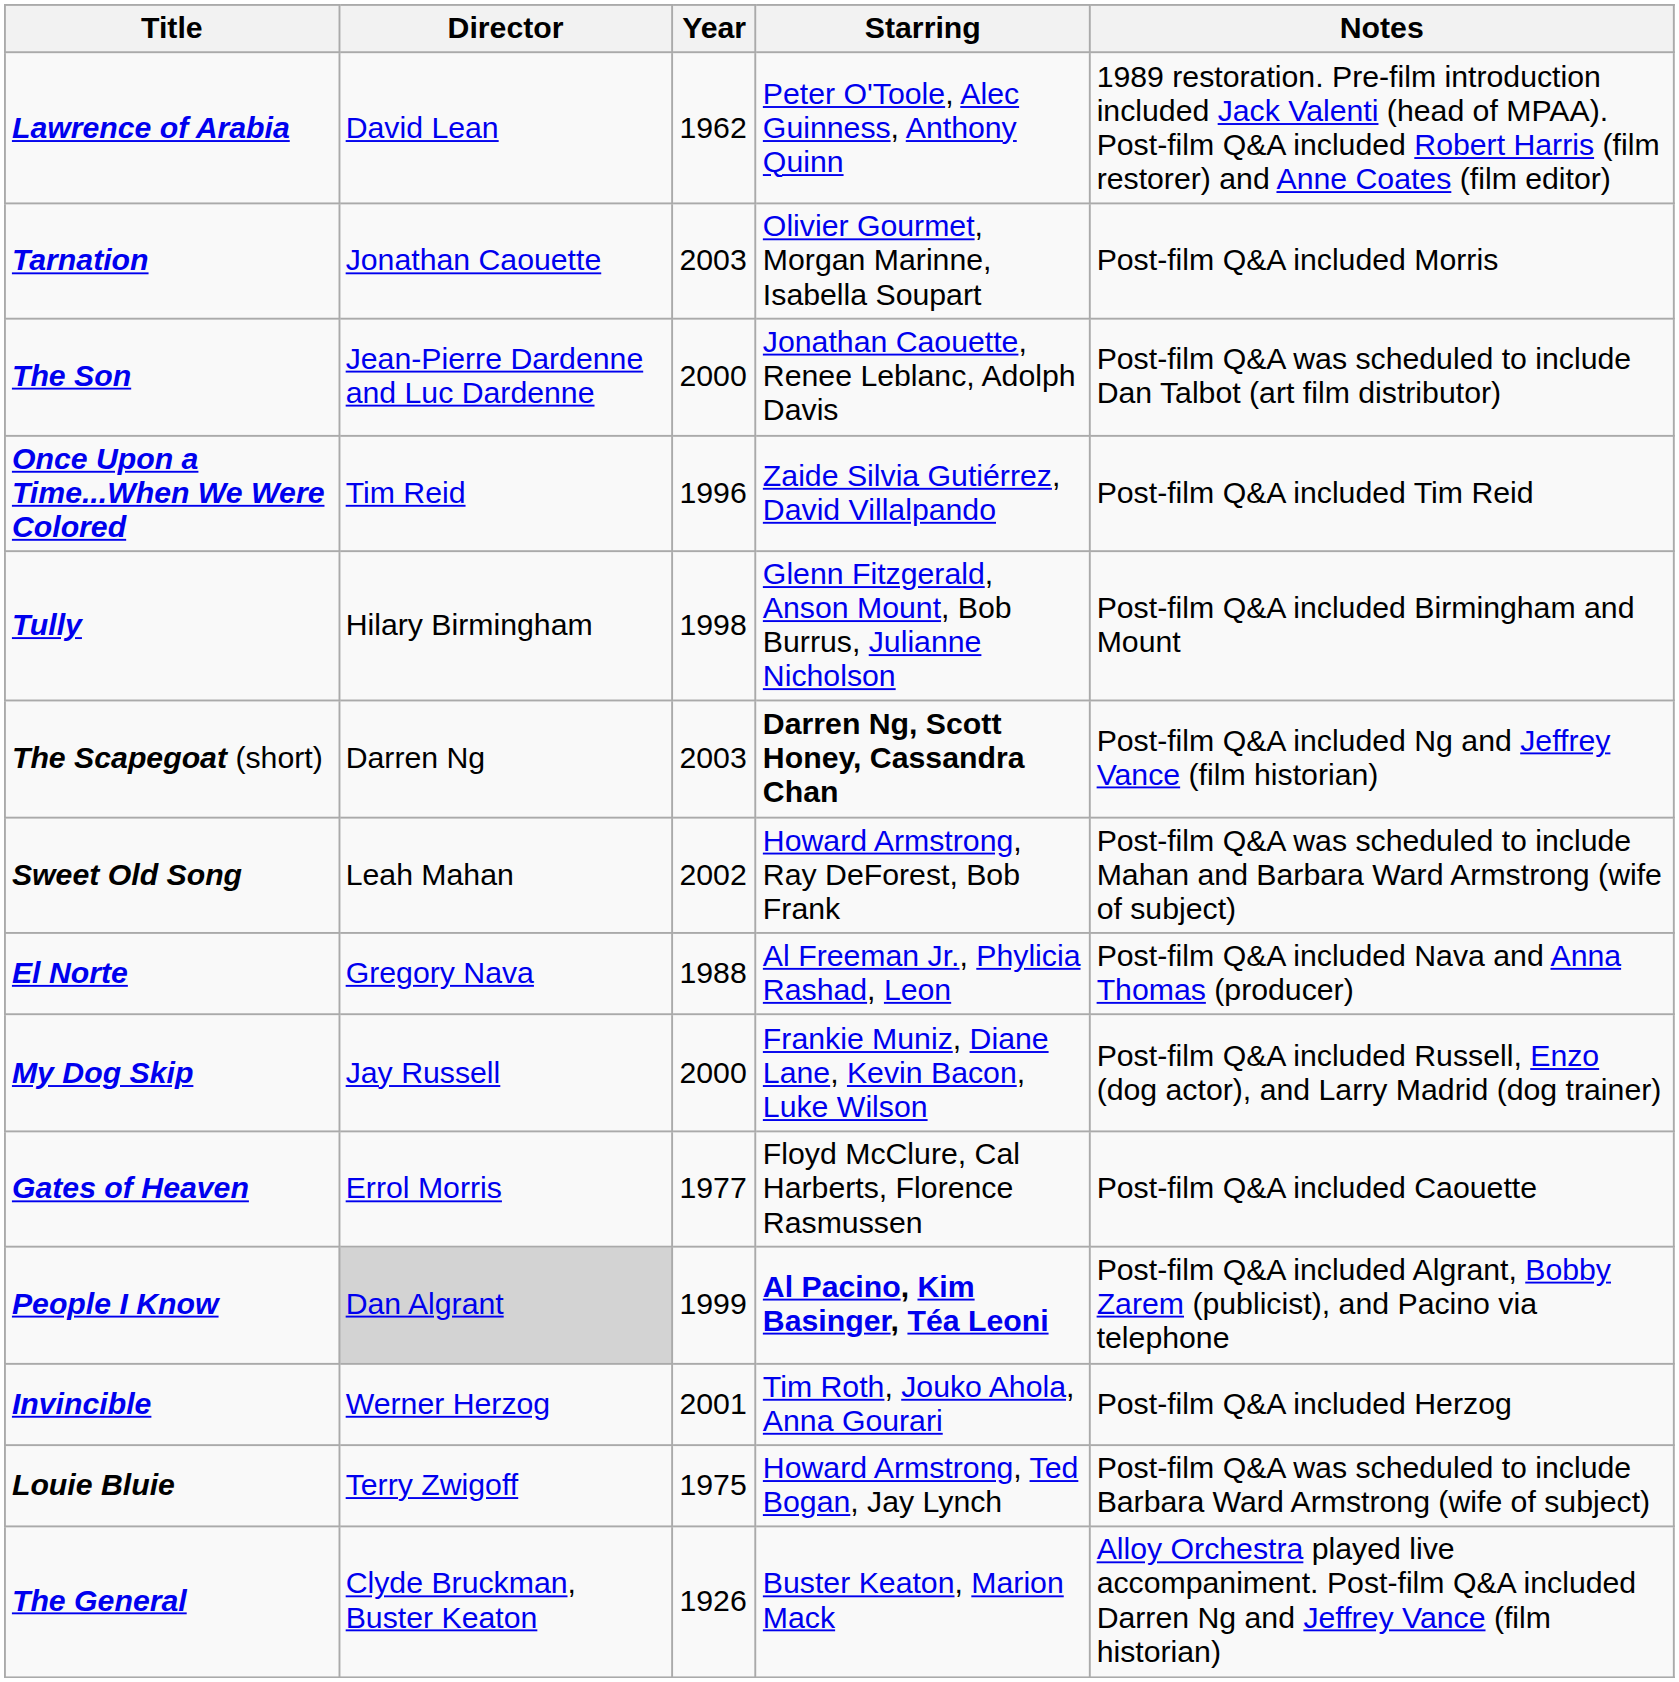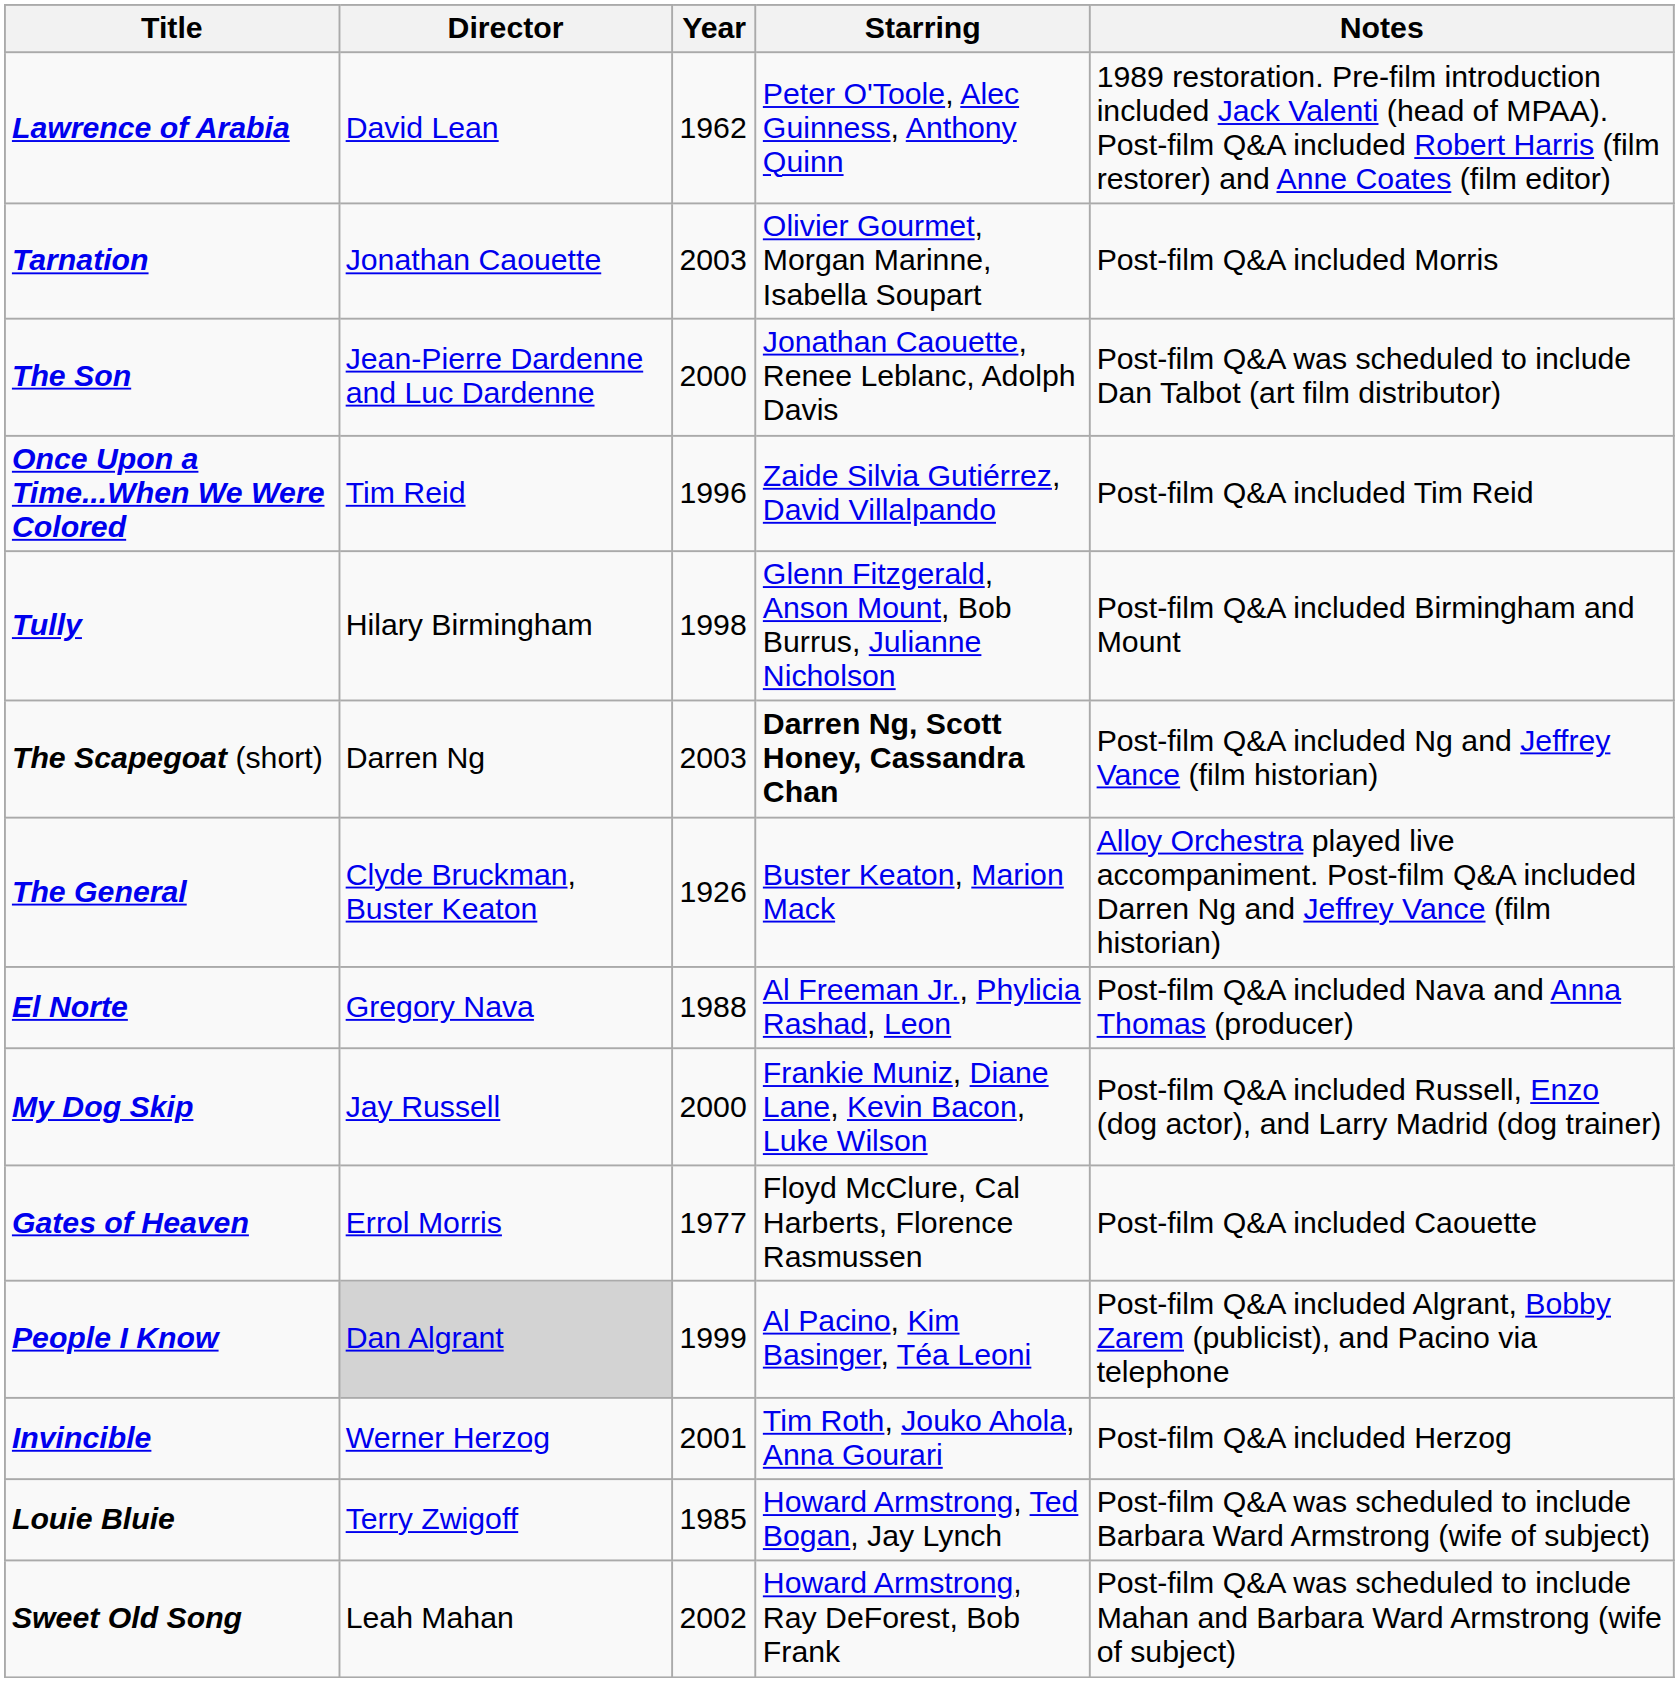rows swapped: (99, 1601) <-> (127, 874)
(906, 1304) bold -> (897, 1338) normal
(713, 1485) 1975 -> (713, 1519) 1985
